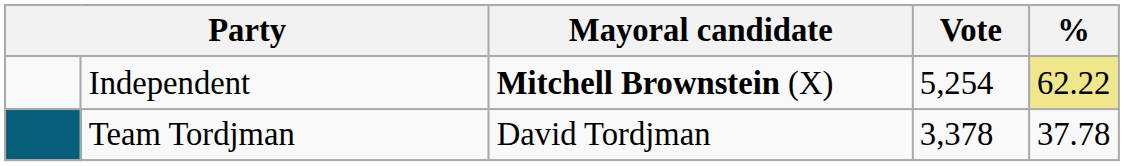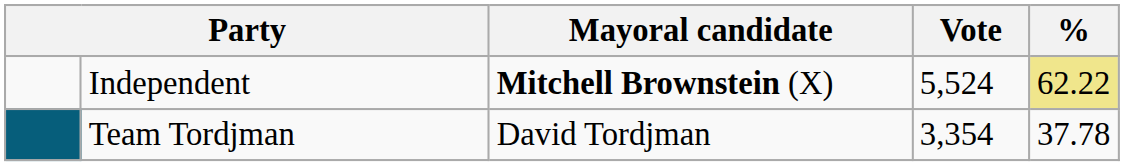(957, 82) 5,254 -> (957, 82) 5,524
(957, 133) 3,378 -> (957, 133) 3,354
